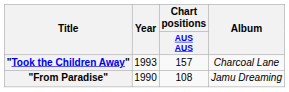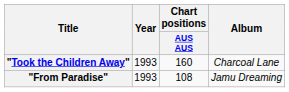(184, 62) 157 -> (184, 62) 160
(146, 78) 1990 -> (146, 78) 1993
